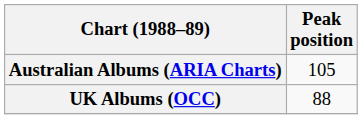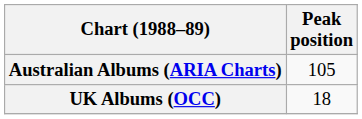(322, 98) 88 -> (322, 98) 18
